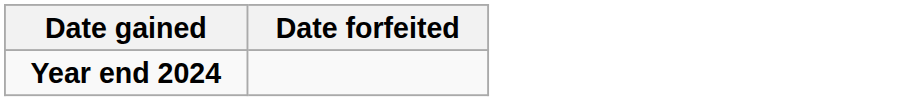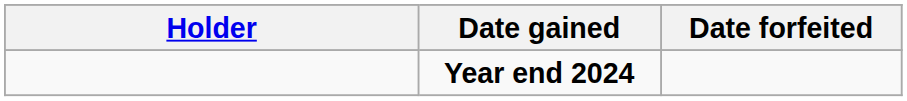+ column: (212, 28)
